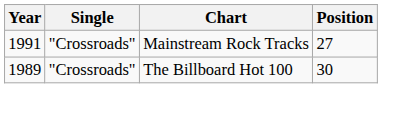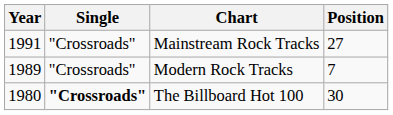+ row: (223, 69)
(25, 69) 1989 -> (25, 95) 1980
(92, 69) normal -> (98, 95) bold
